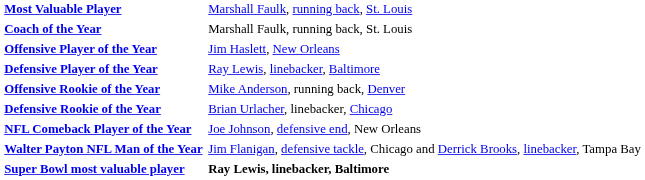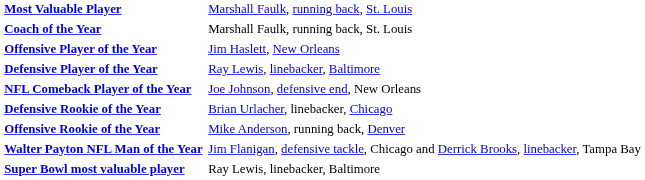rows swapped: (82, 89) <-> (98, 129)
(299, 169) bold -> (294, 169) normal
